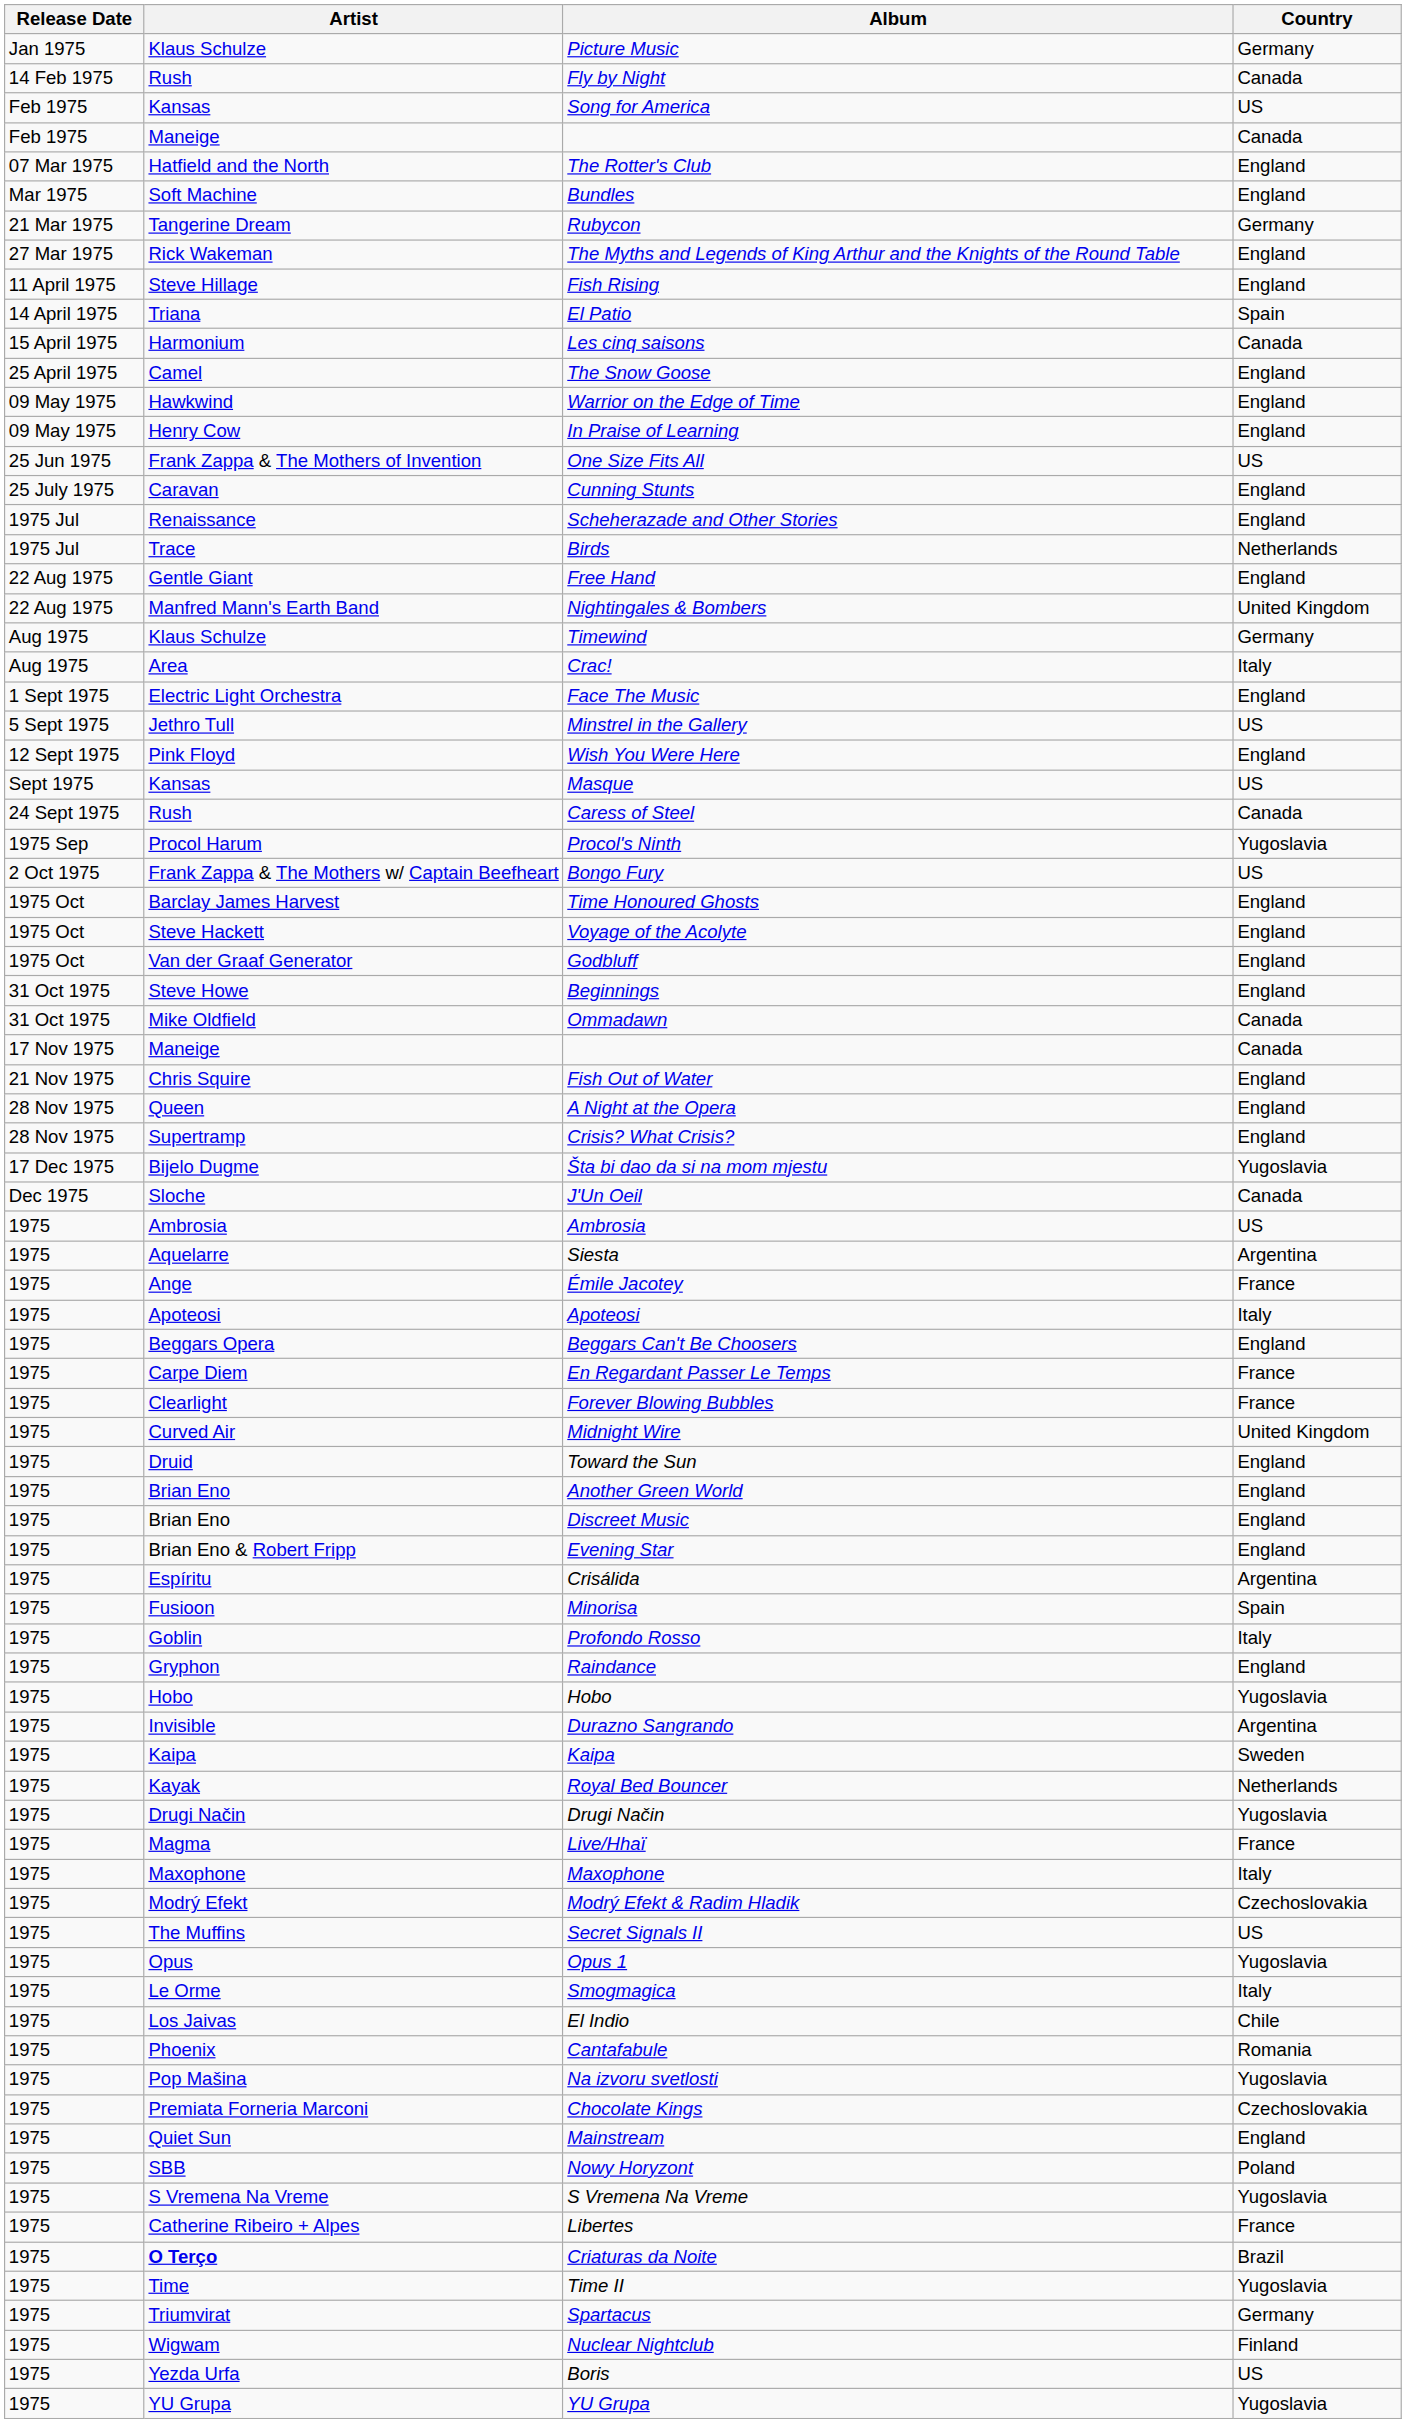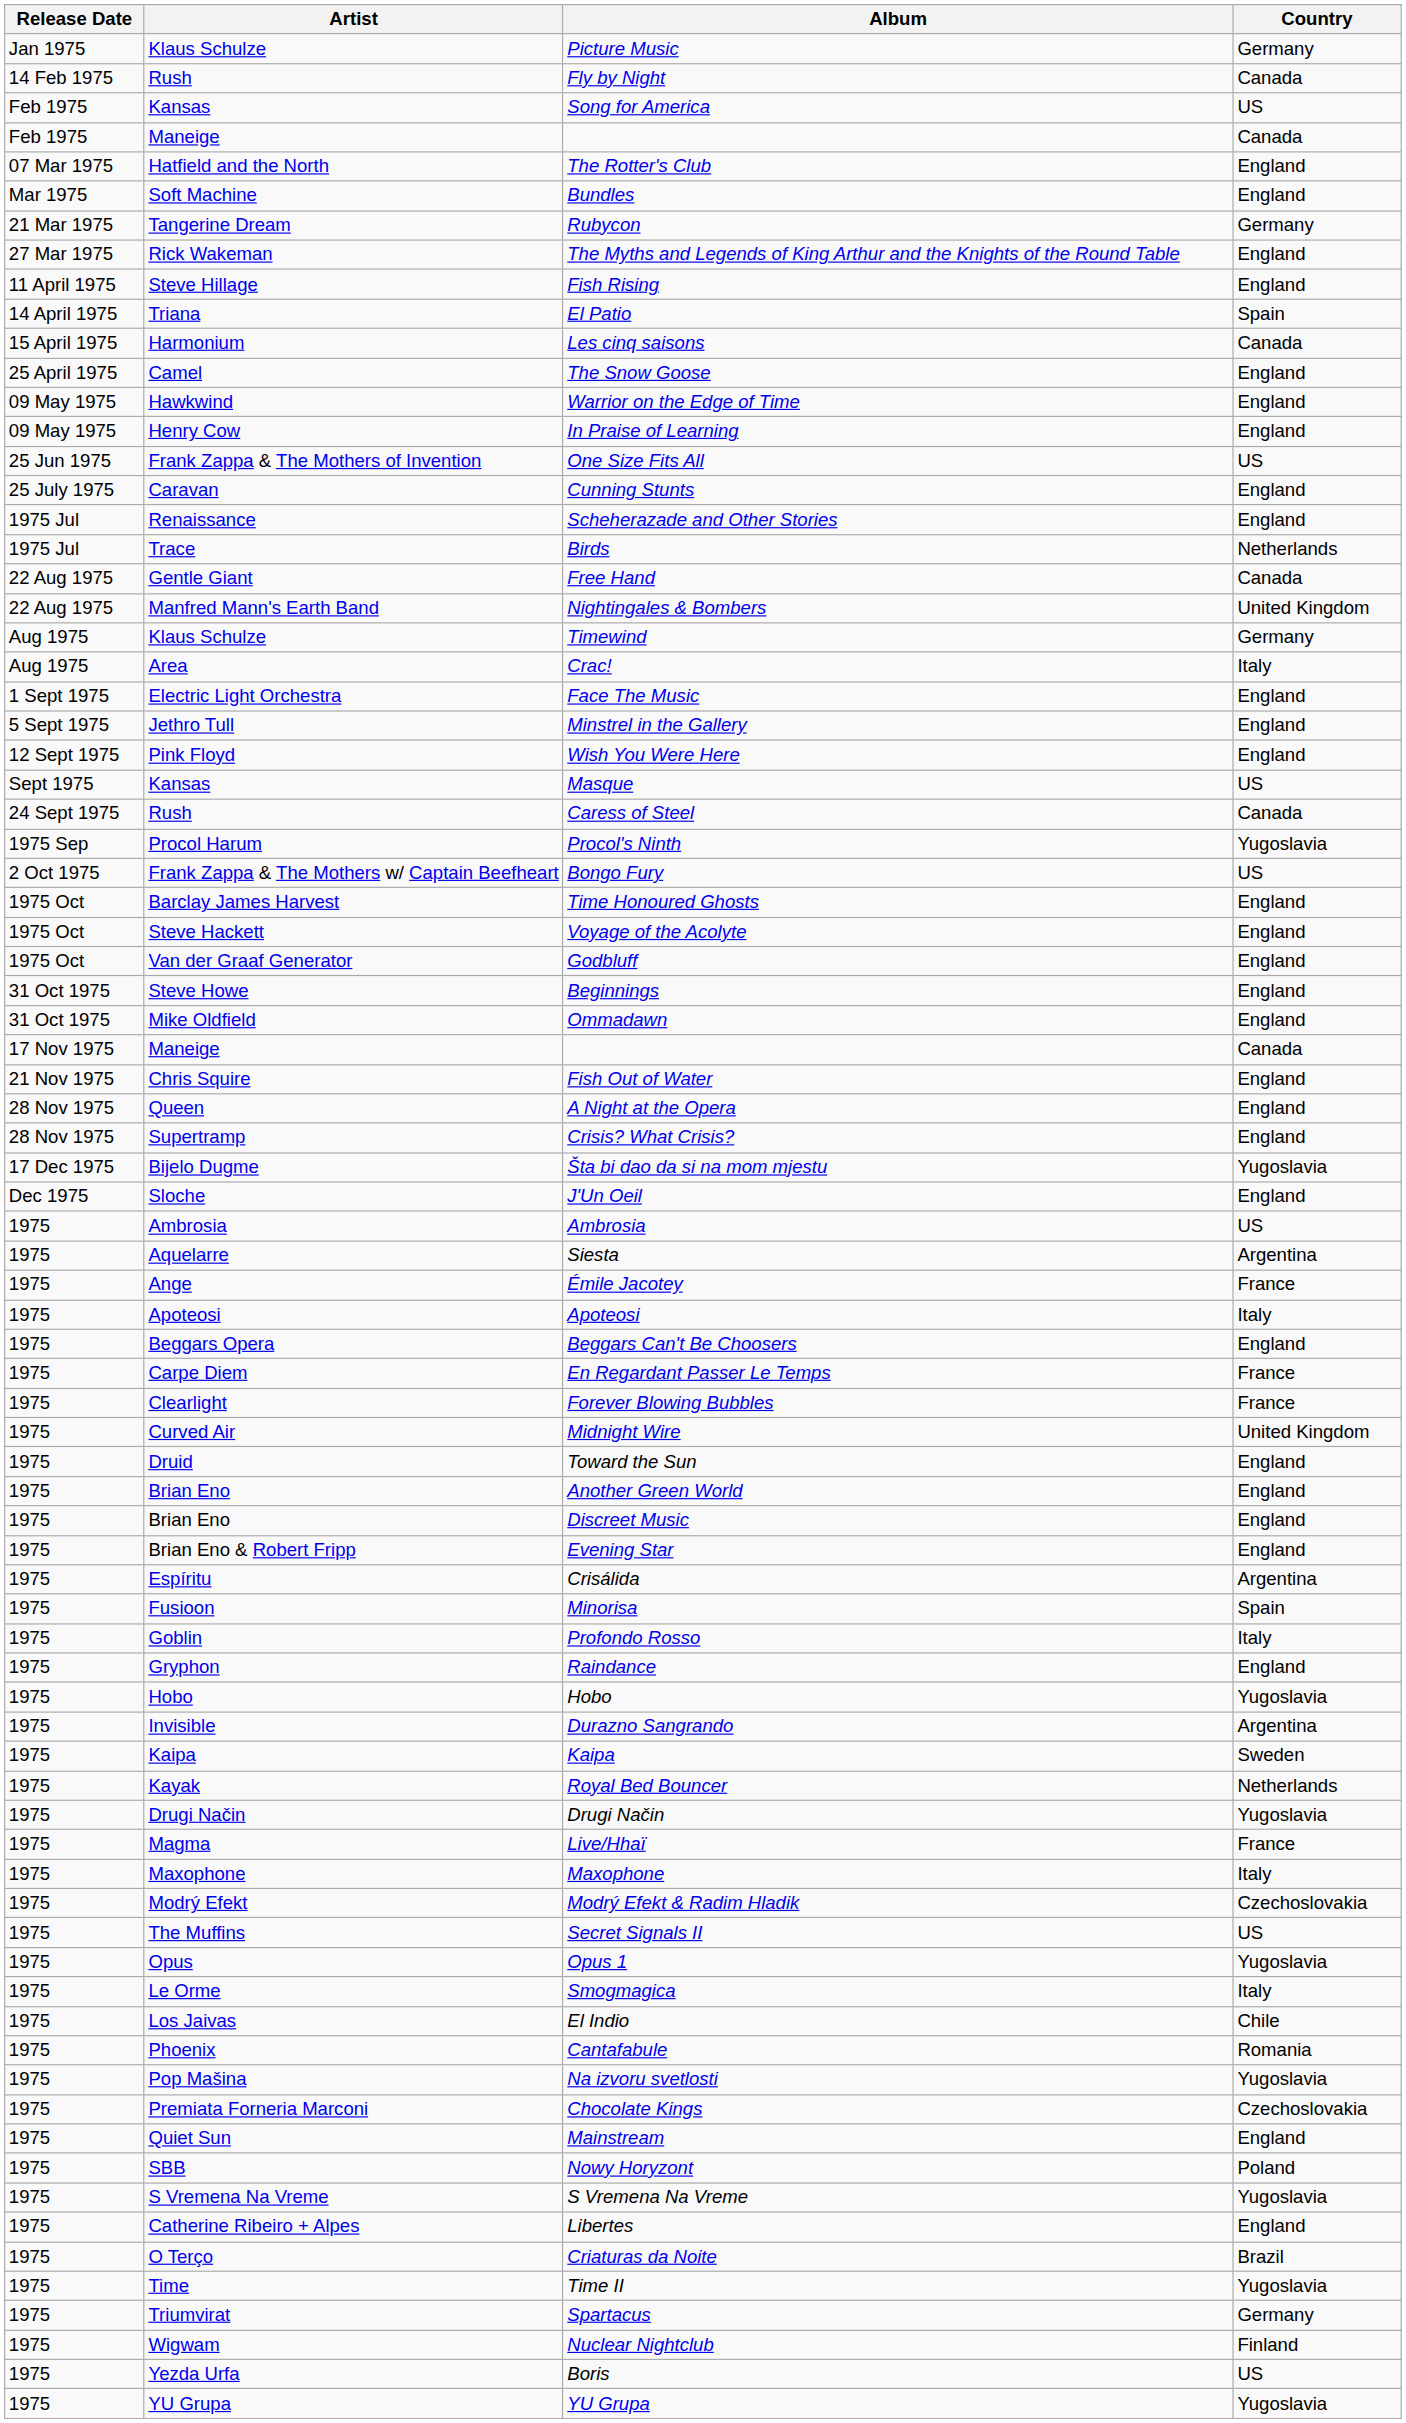(1271, 578) England -> (1270, 578) Canada
(1250, 725) US -> (1271, 725) England
(1270, 1020) Canada -> (1271, 1020) England
(1270, 1196) Canada -> (1271, 1196) England
(1266, 2226) France -> (1271, 2226) England
(183, 2256) bold -> (181, 2256) normal
